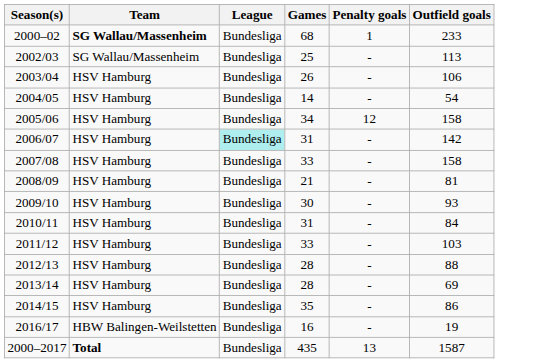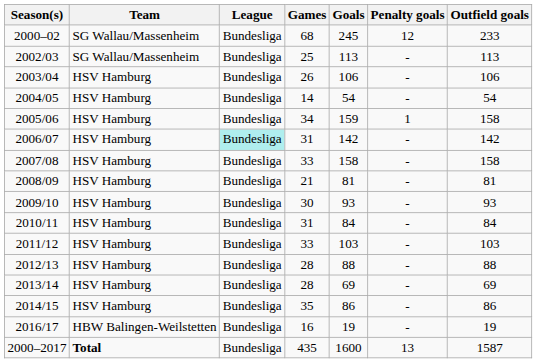+ column: (348, 14)
(140, 35) bold -> (136, 35) normal
(369, 35) 1 -> (408, 35) 12
(369, 118) 12 -> (408, 118) 1
